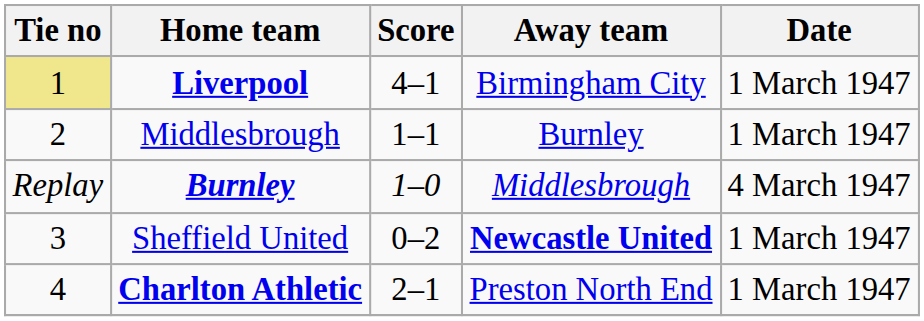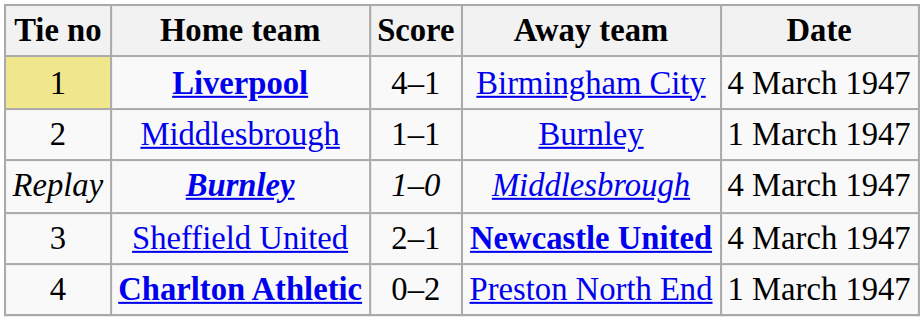(819, 82) 1 March 1947 -> (819, 82) 4 March 1947
(416, 237) 0–2 -> (416, 237) 2–1
(819, 237) 1 March 1947 -> (819, 237) 4 March 1947
(416, 289) 2–1 -> (416, 289) 0–2
